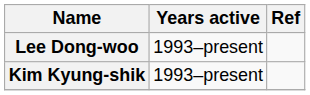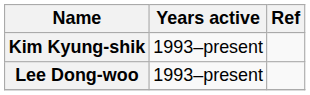rows swapped: (77, 75) <-> (77, 47)
